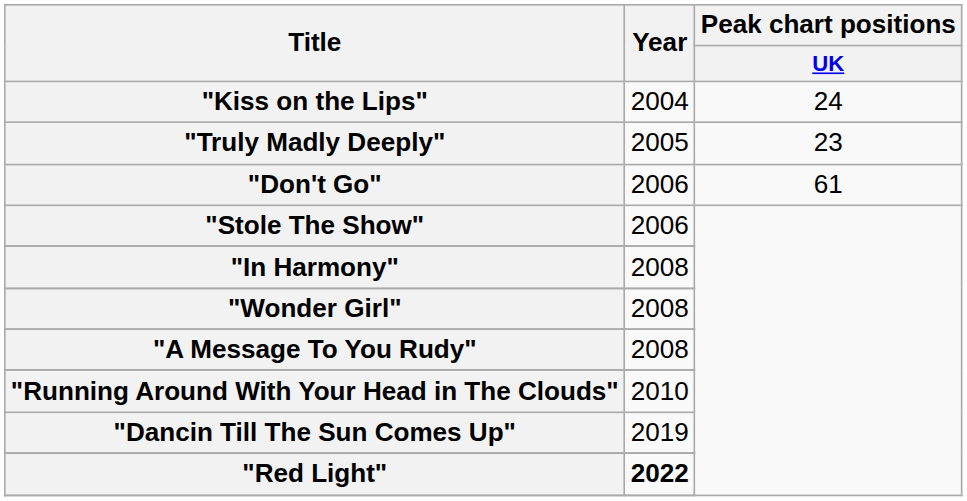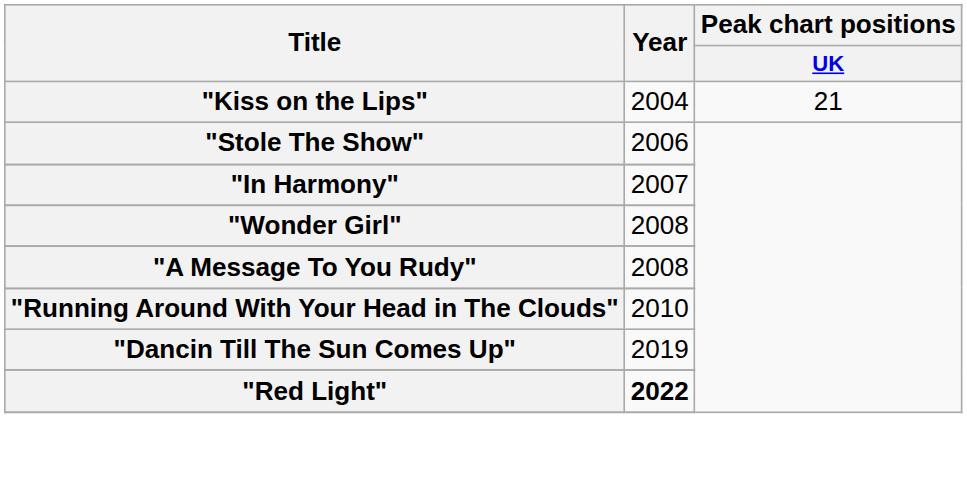(828, 101) 24 -> (828, 101) 21
- row: (315, 142)
- row: (315, 184)
(660, 266) 2008 -> (660, 184) 2007
